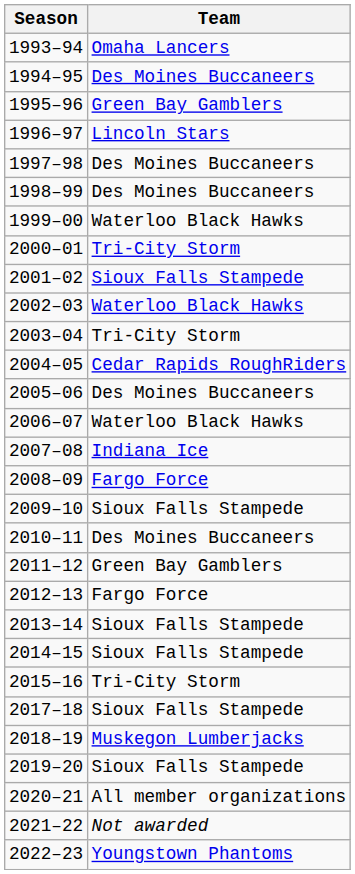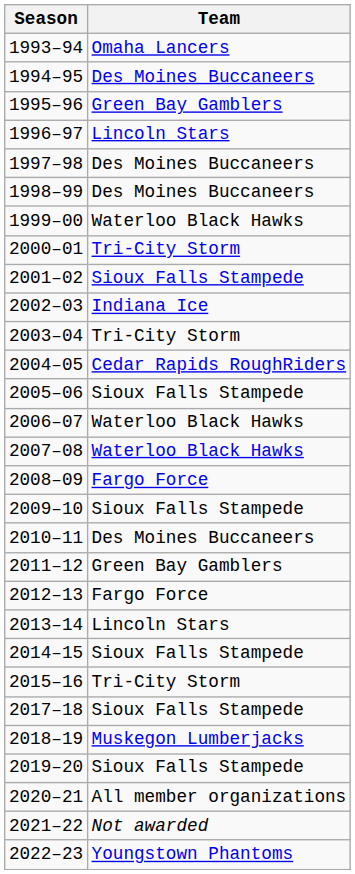(198, 307) Waterloo Black Hawks -> (150, 307) Indiana Ice
(203, 394) Des Moines Buccaneers -> (198, 394) Sioux Falls Stampede
(150, 451) Indiana Ice -> (198, 451) Waterloo Black Hawks
(198, 624) Sioux Falls Stampede -> (161, 624) Lincoln Stars
